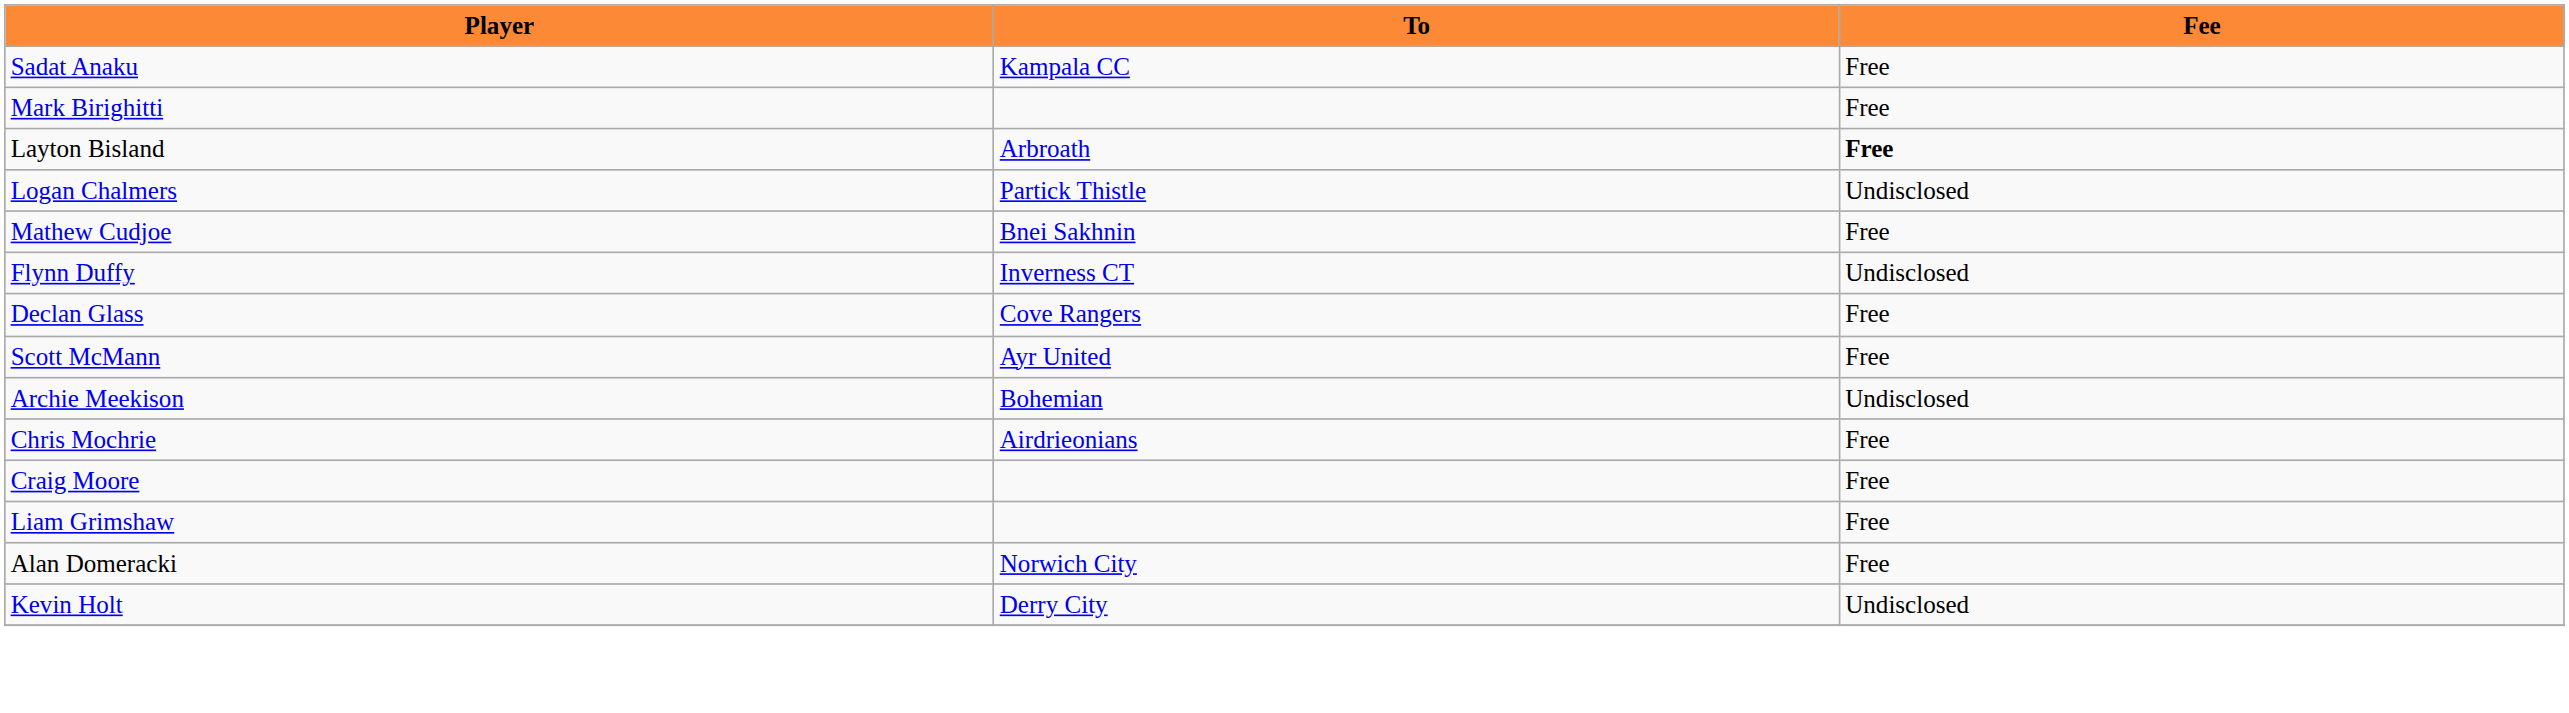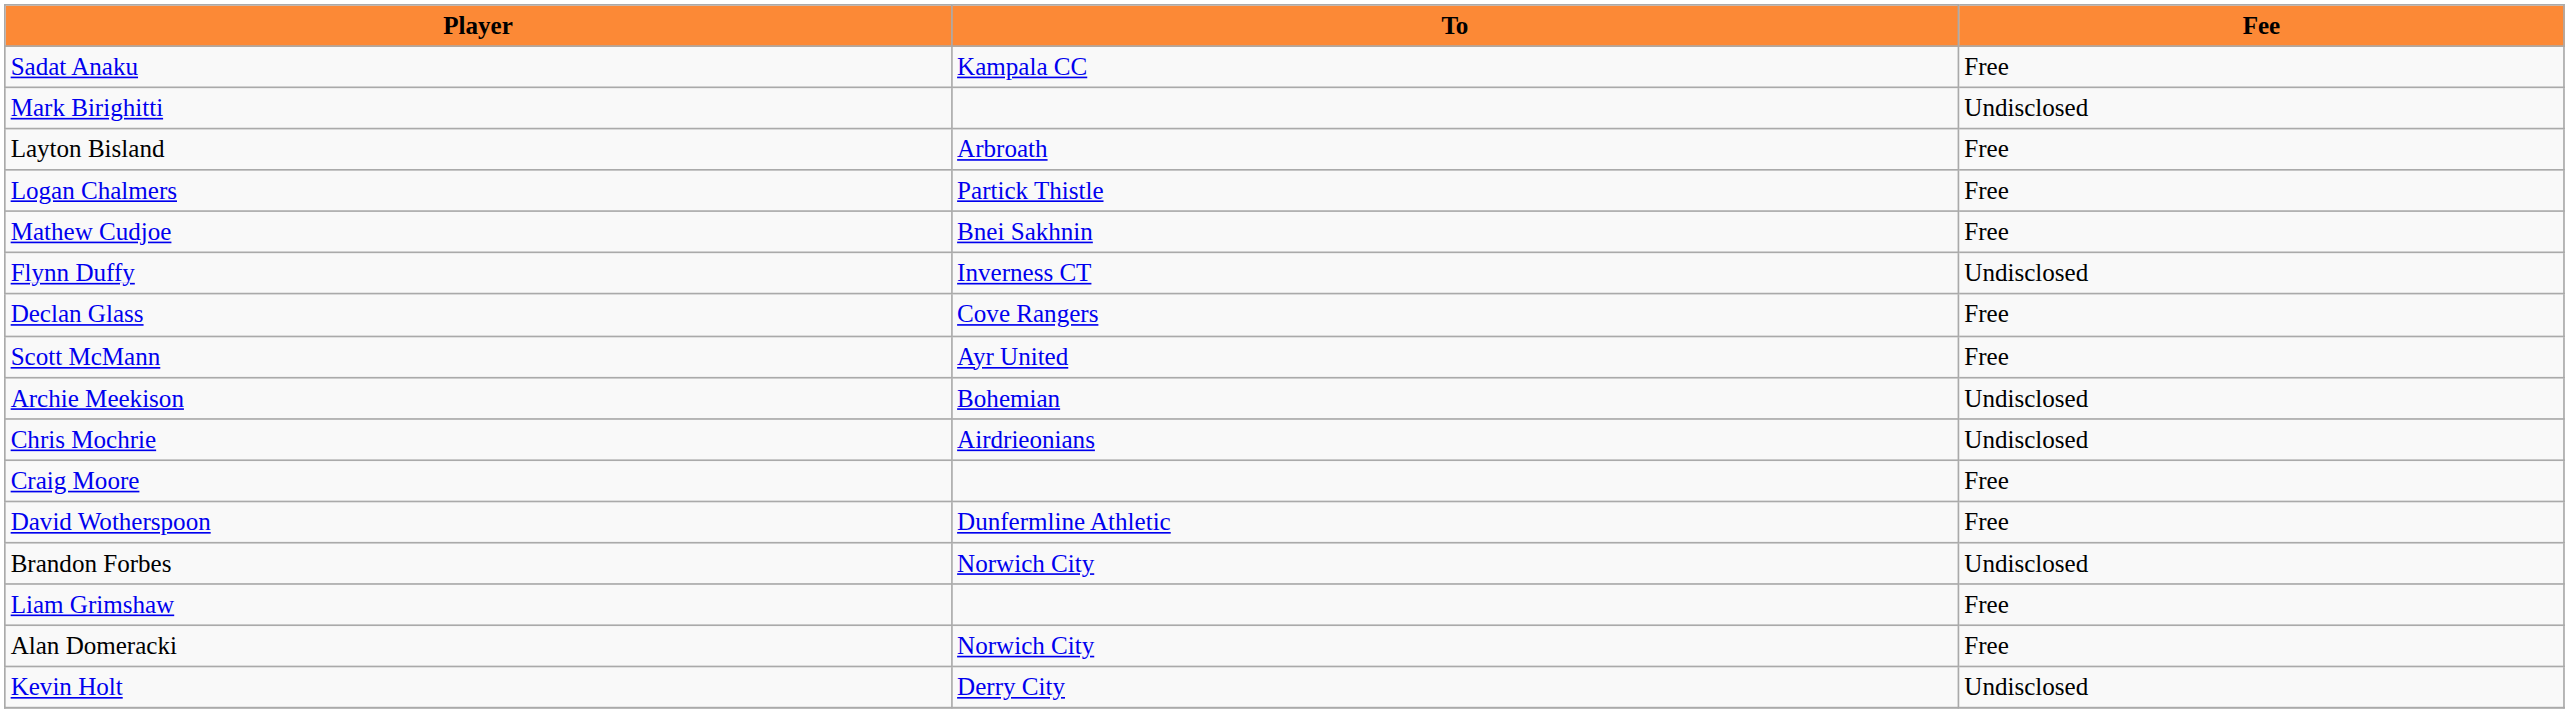(1867, 108) Free -> (2026, 108) Undisclosed
(1869, 149) bold -> (1987, 149) normal
(1907, 190) Undisclosed -> (1987, 190) Free
(1867, 438) Free -> (2026, 438) Undisclosed
+ row: (111, 521)
+ row: (91, 562)
